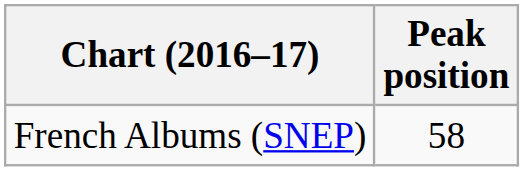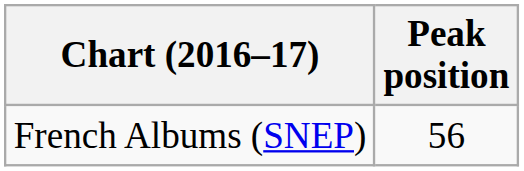(446, 134) 58 -> (446, 134) 56
